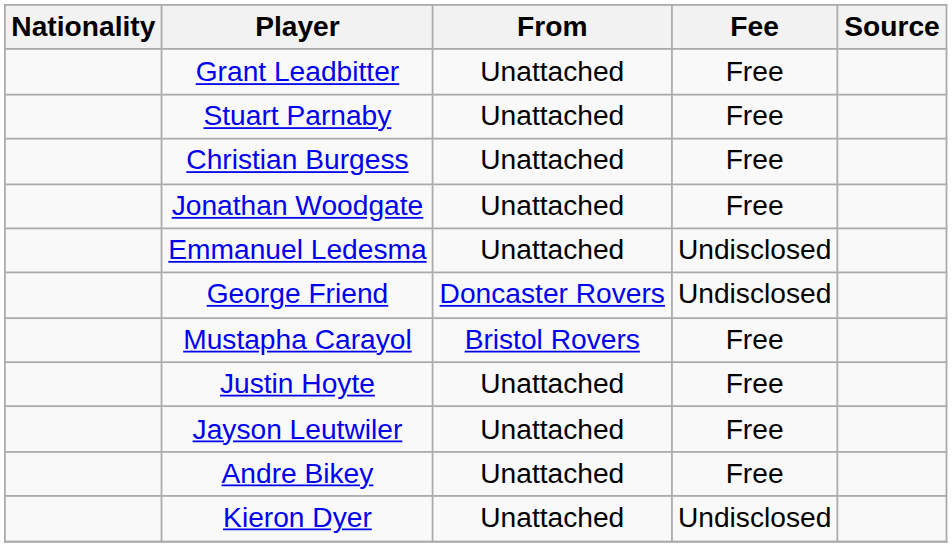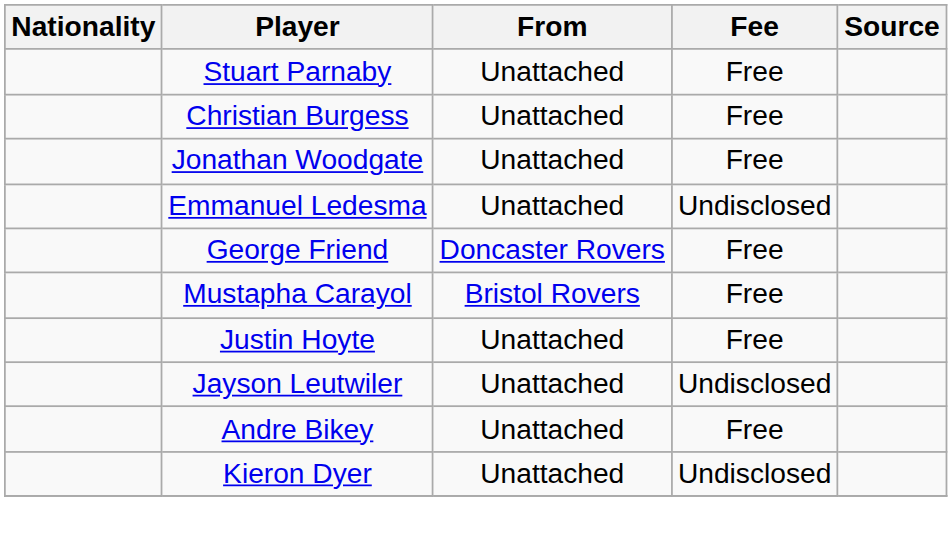- row: (297, 71)
(755, 294) Undisclosed -> (755, 250) Free
(755, 428) Free -> (755, 384) Undisclosed
